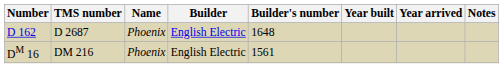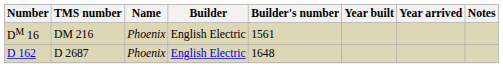rows swapped: (21, 32) <-> (23, 52)
